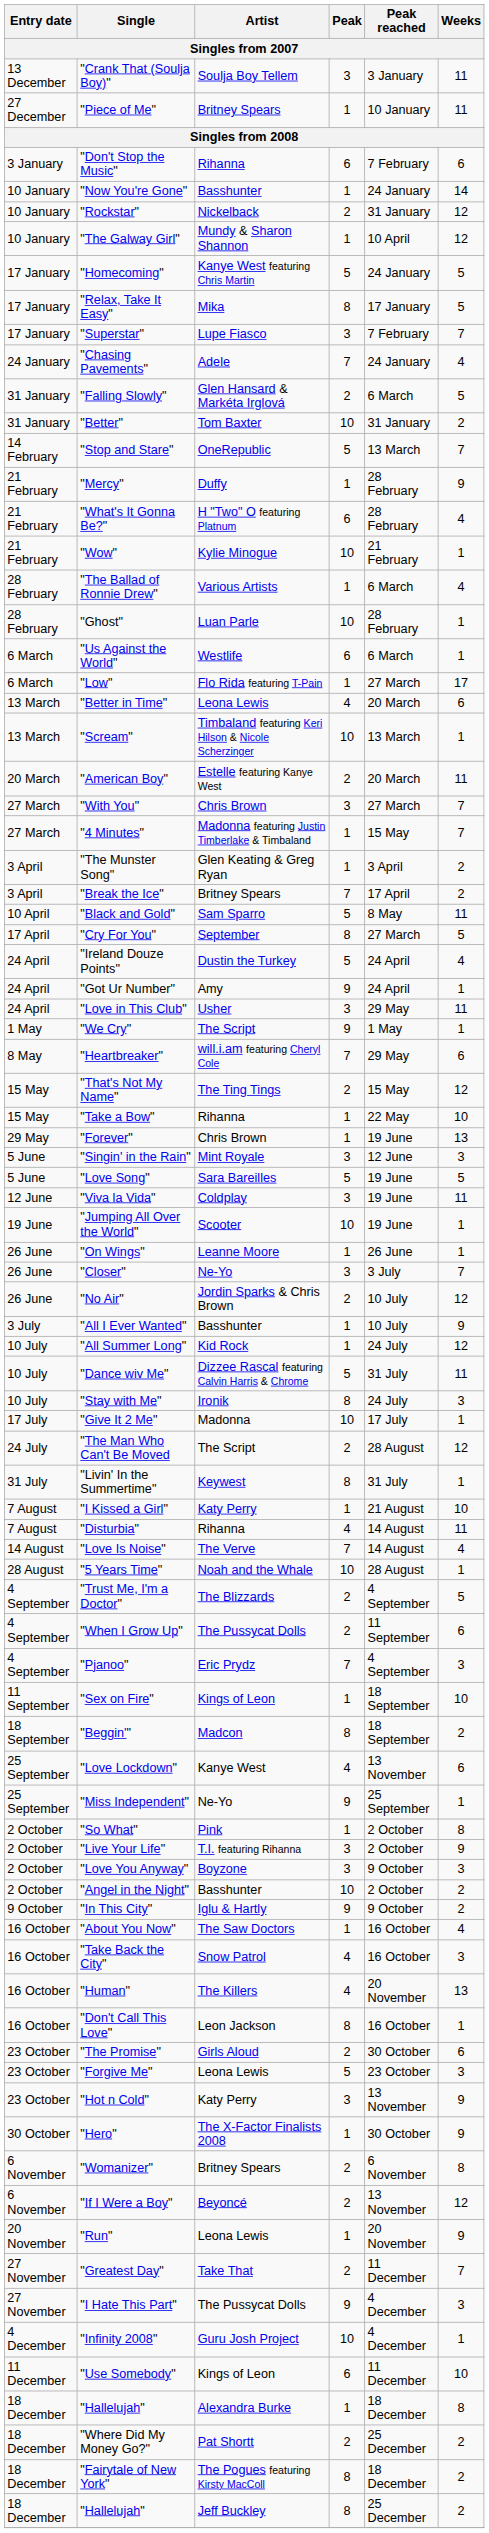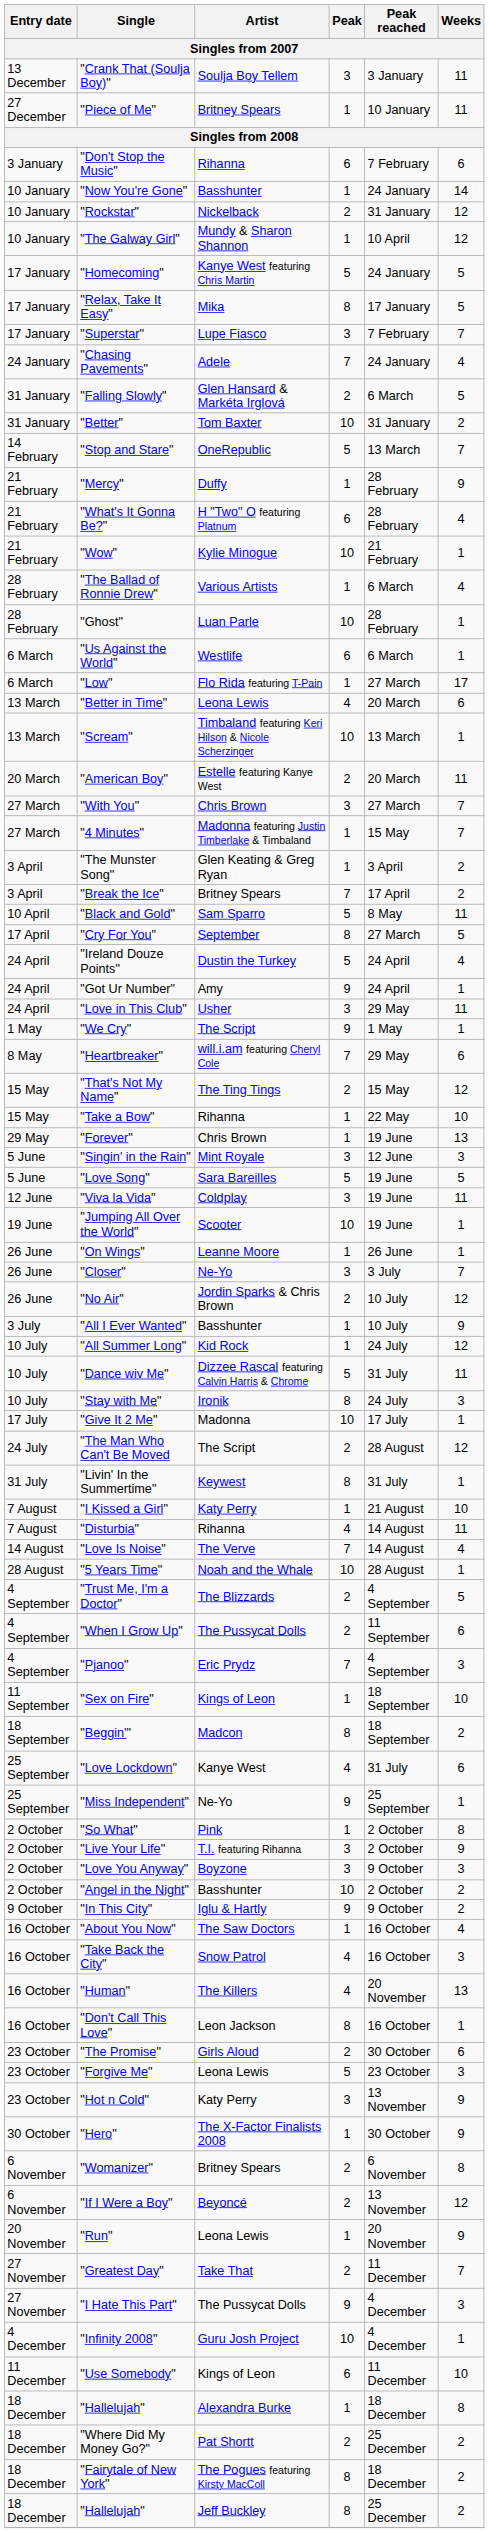(397, 1768) 13 November -> (388, 1768) 31 July
